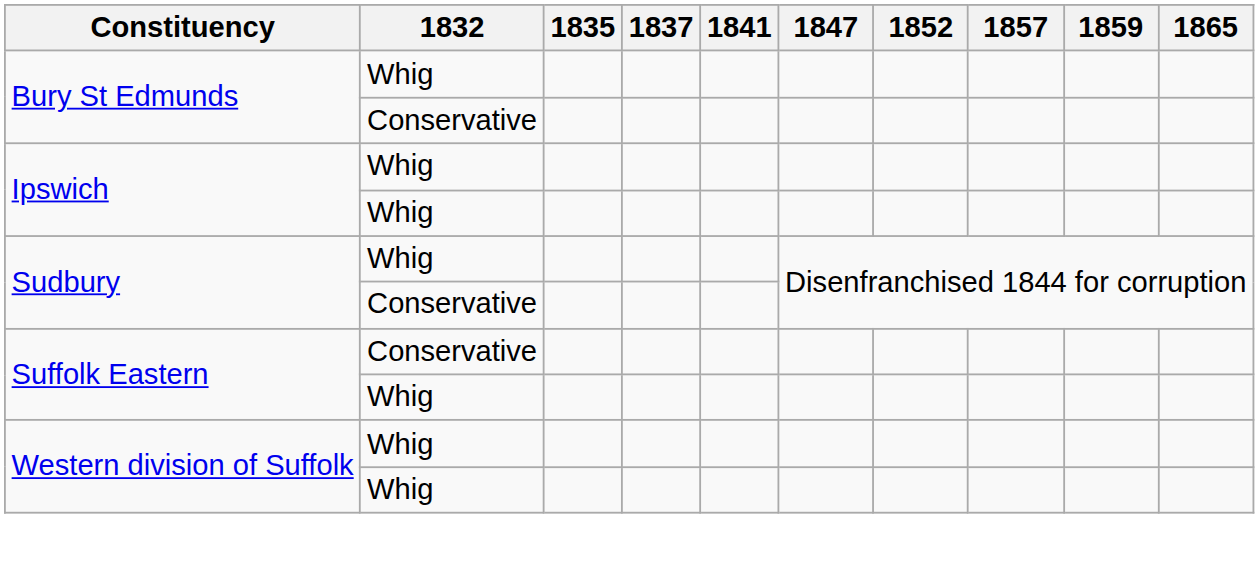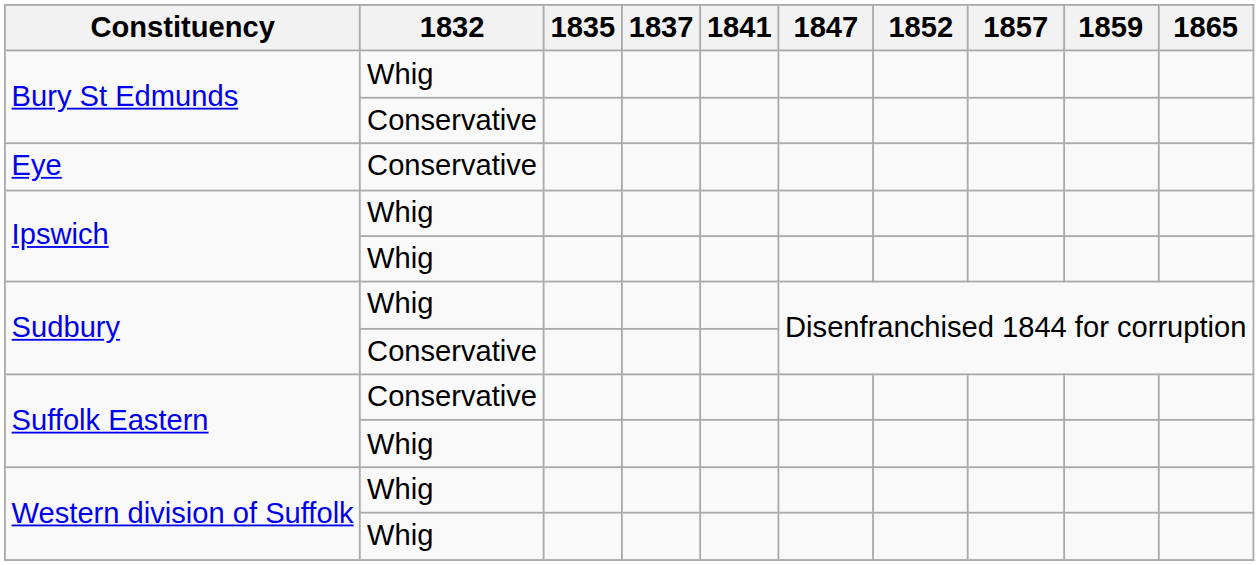+ row: (37, 166)
